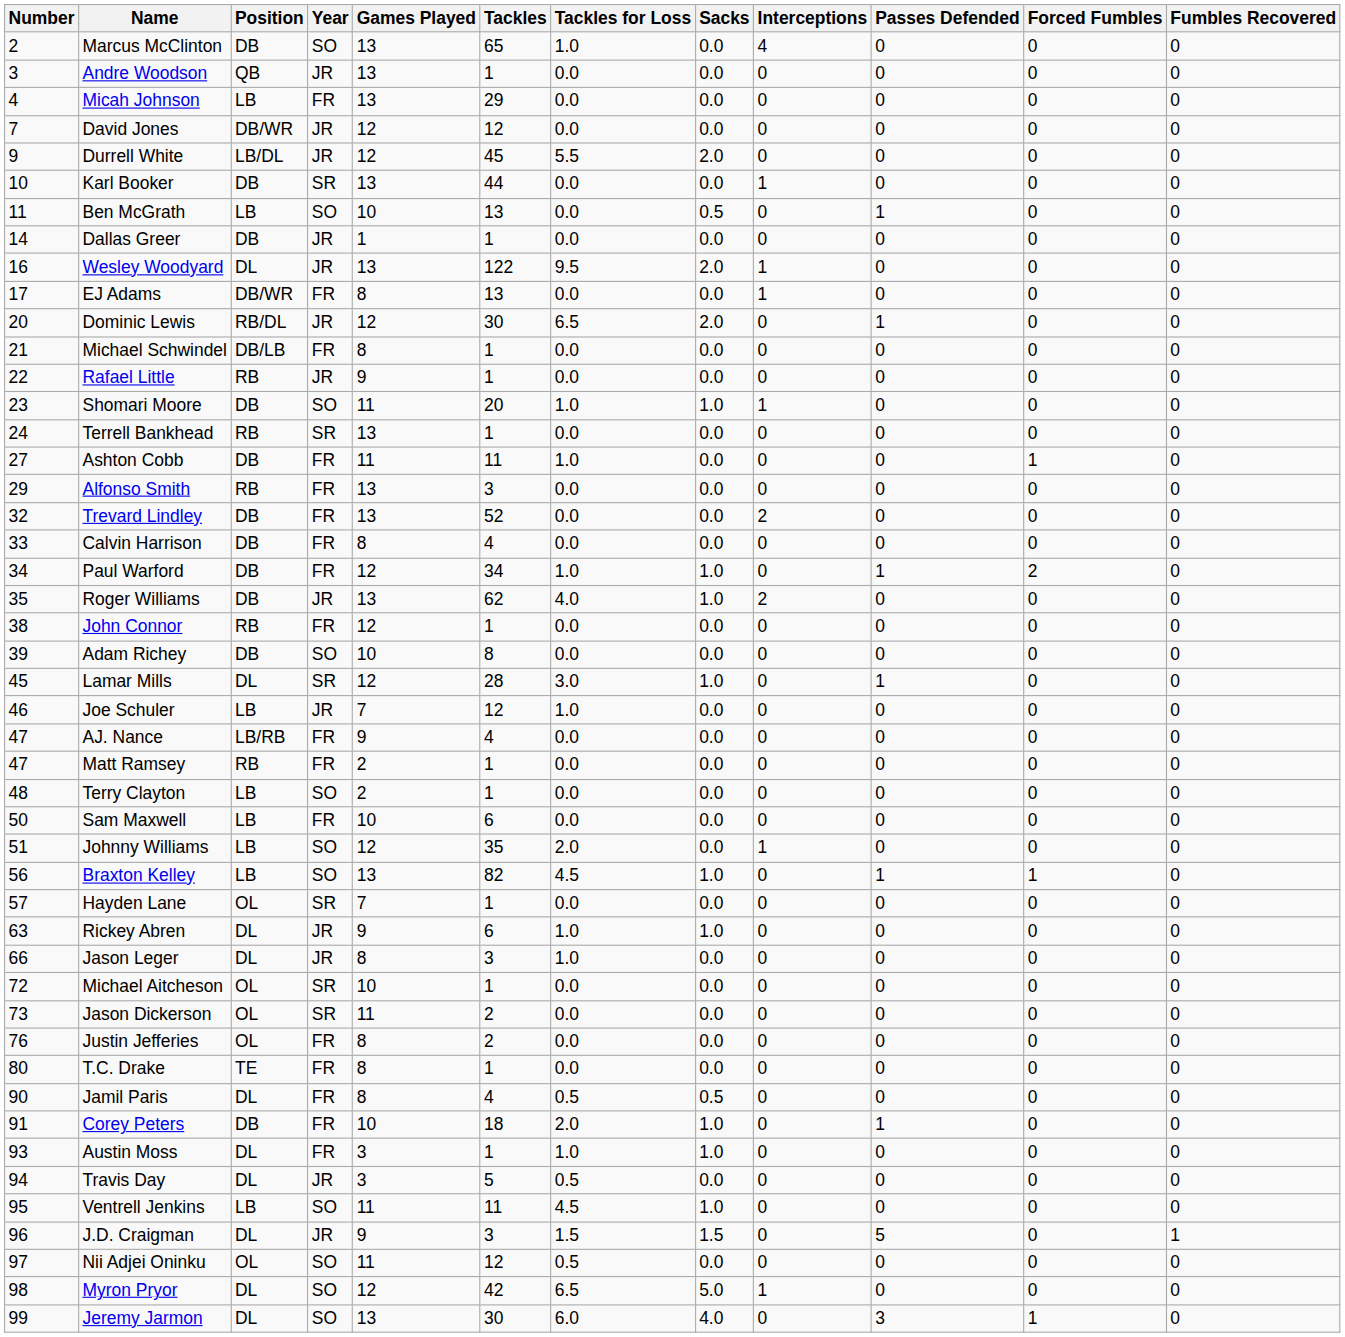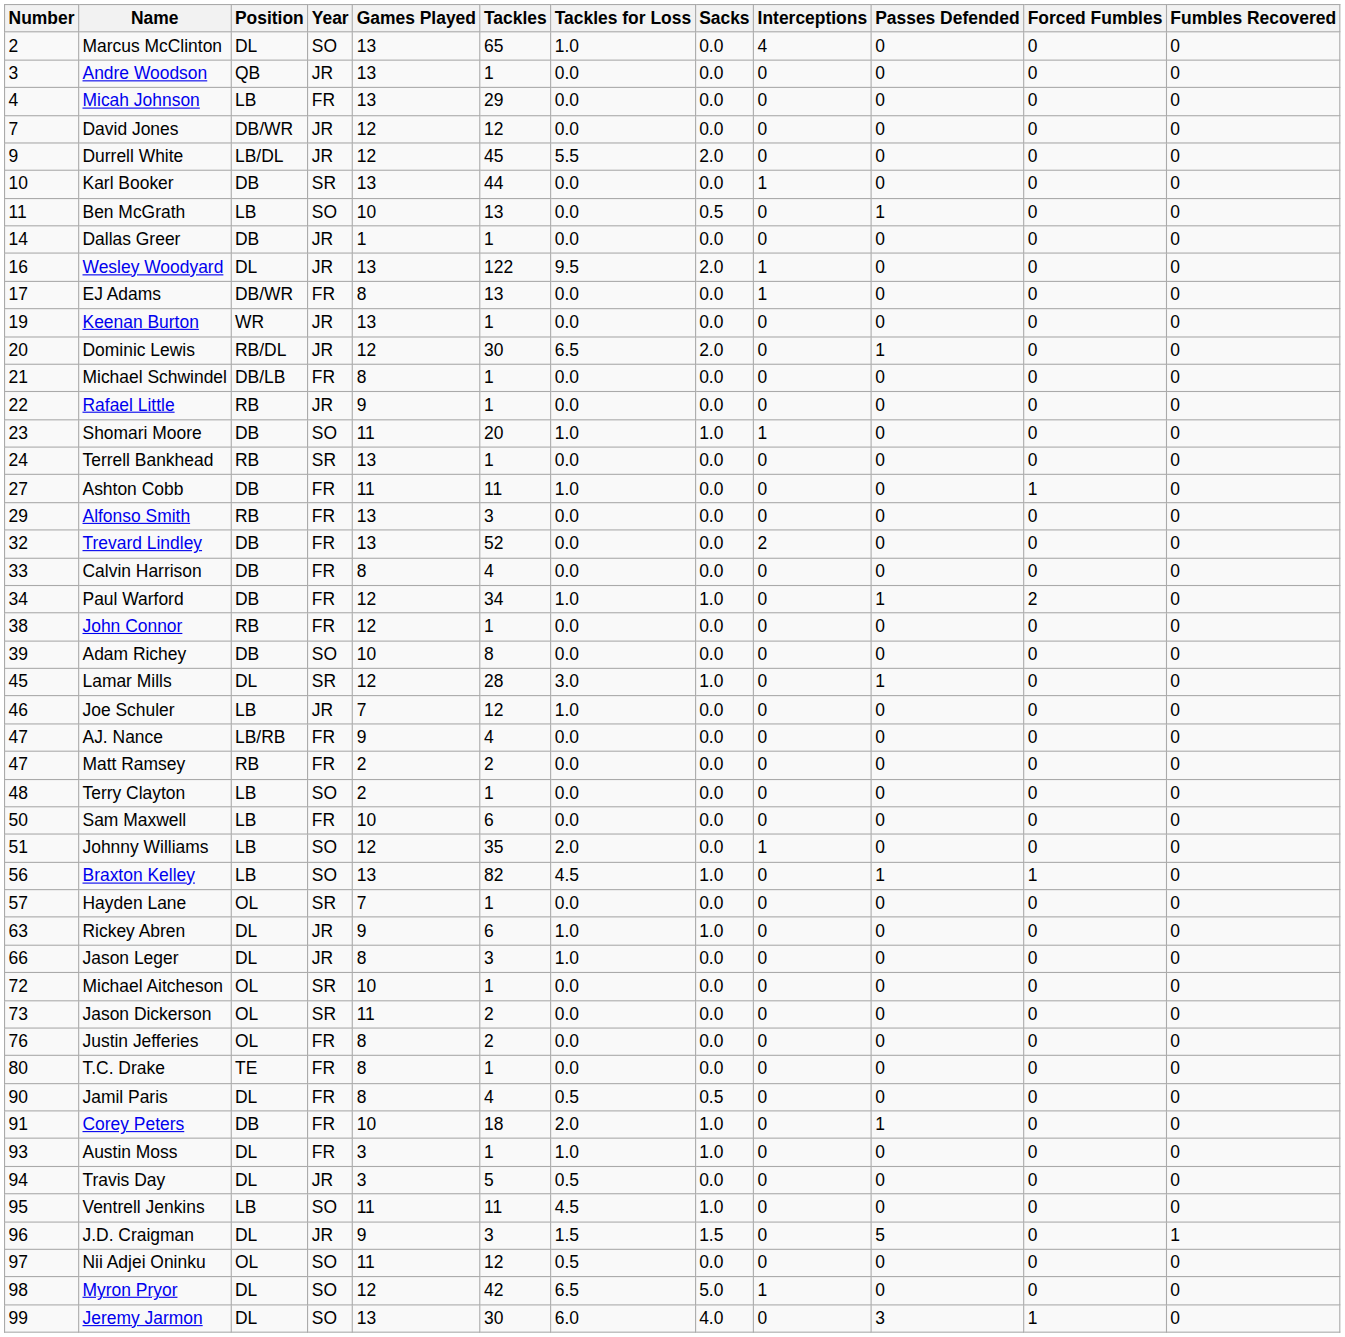(247, 45) DB -> (246, 45) DL
+ row: (141, 322)
- row: (141, 599)
(489, 765) 1 -> (489, 765) 2
